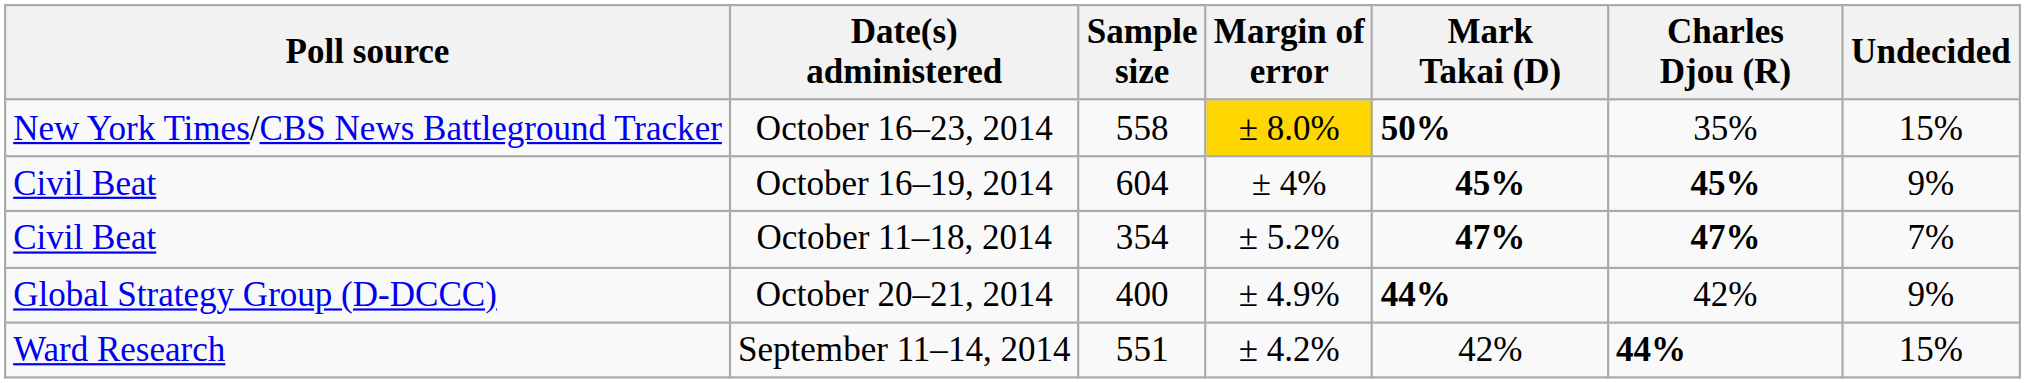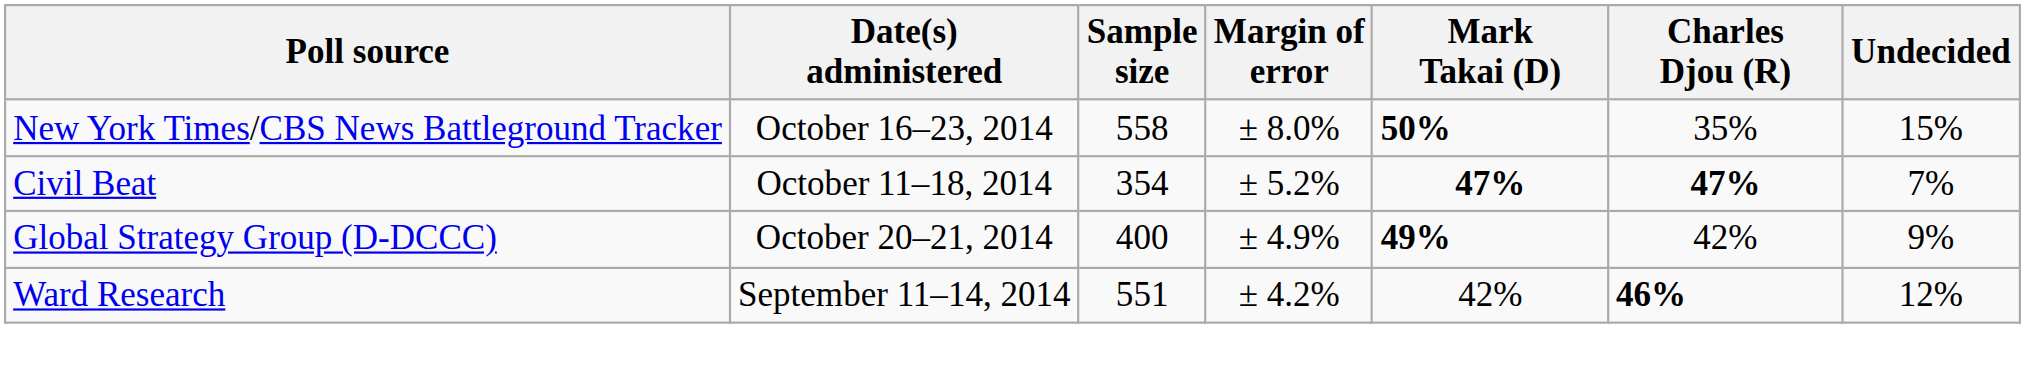(1289, 127) gold background -> (1289, 127) no background
- row: (904, 182)
(1416, 293) 44% -> (1416, 238) 49%
(1651, 349) 44% -> (1651, 293) 46%
(1931, 349) 15% -> (1931, 293) 12%
